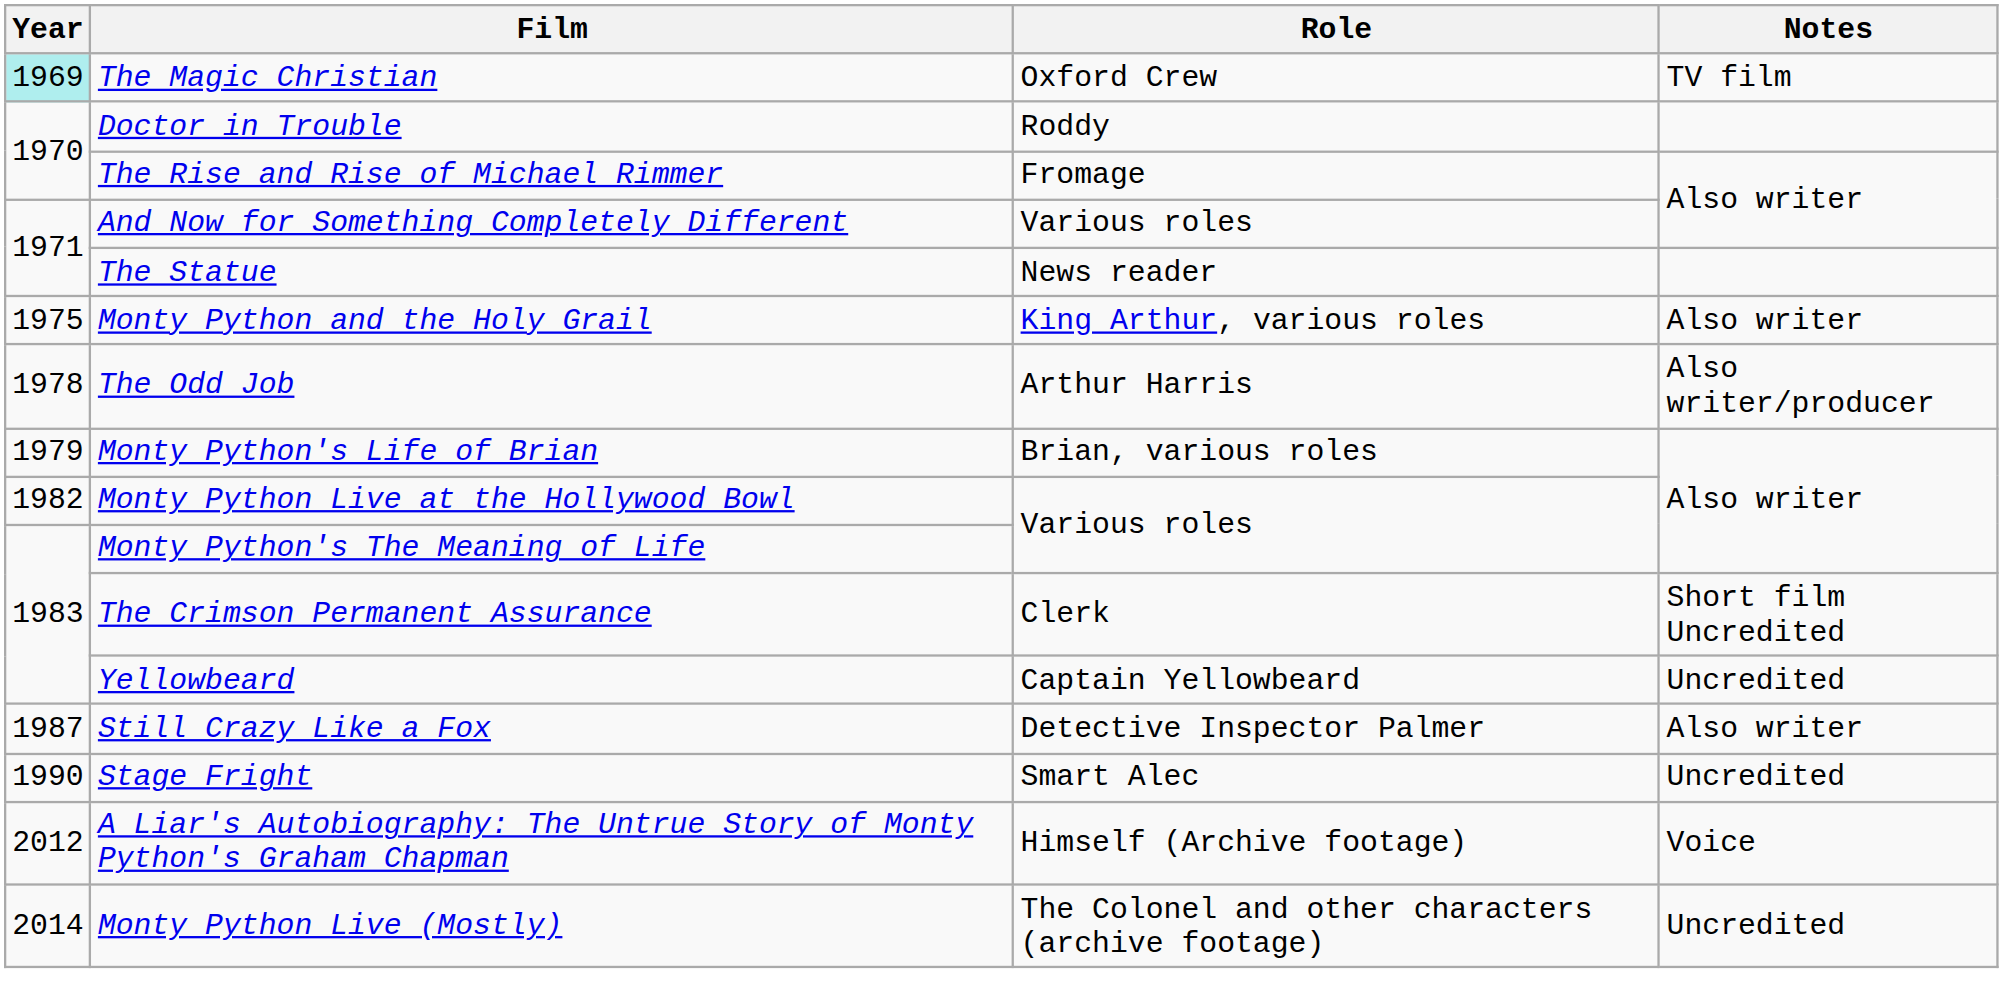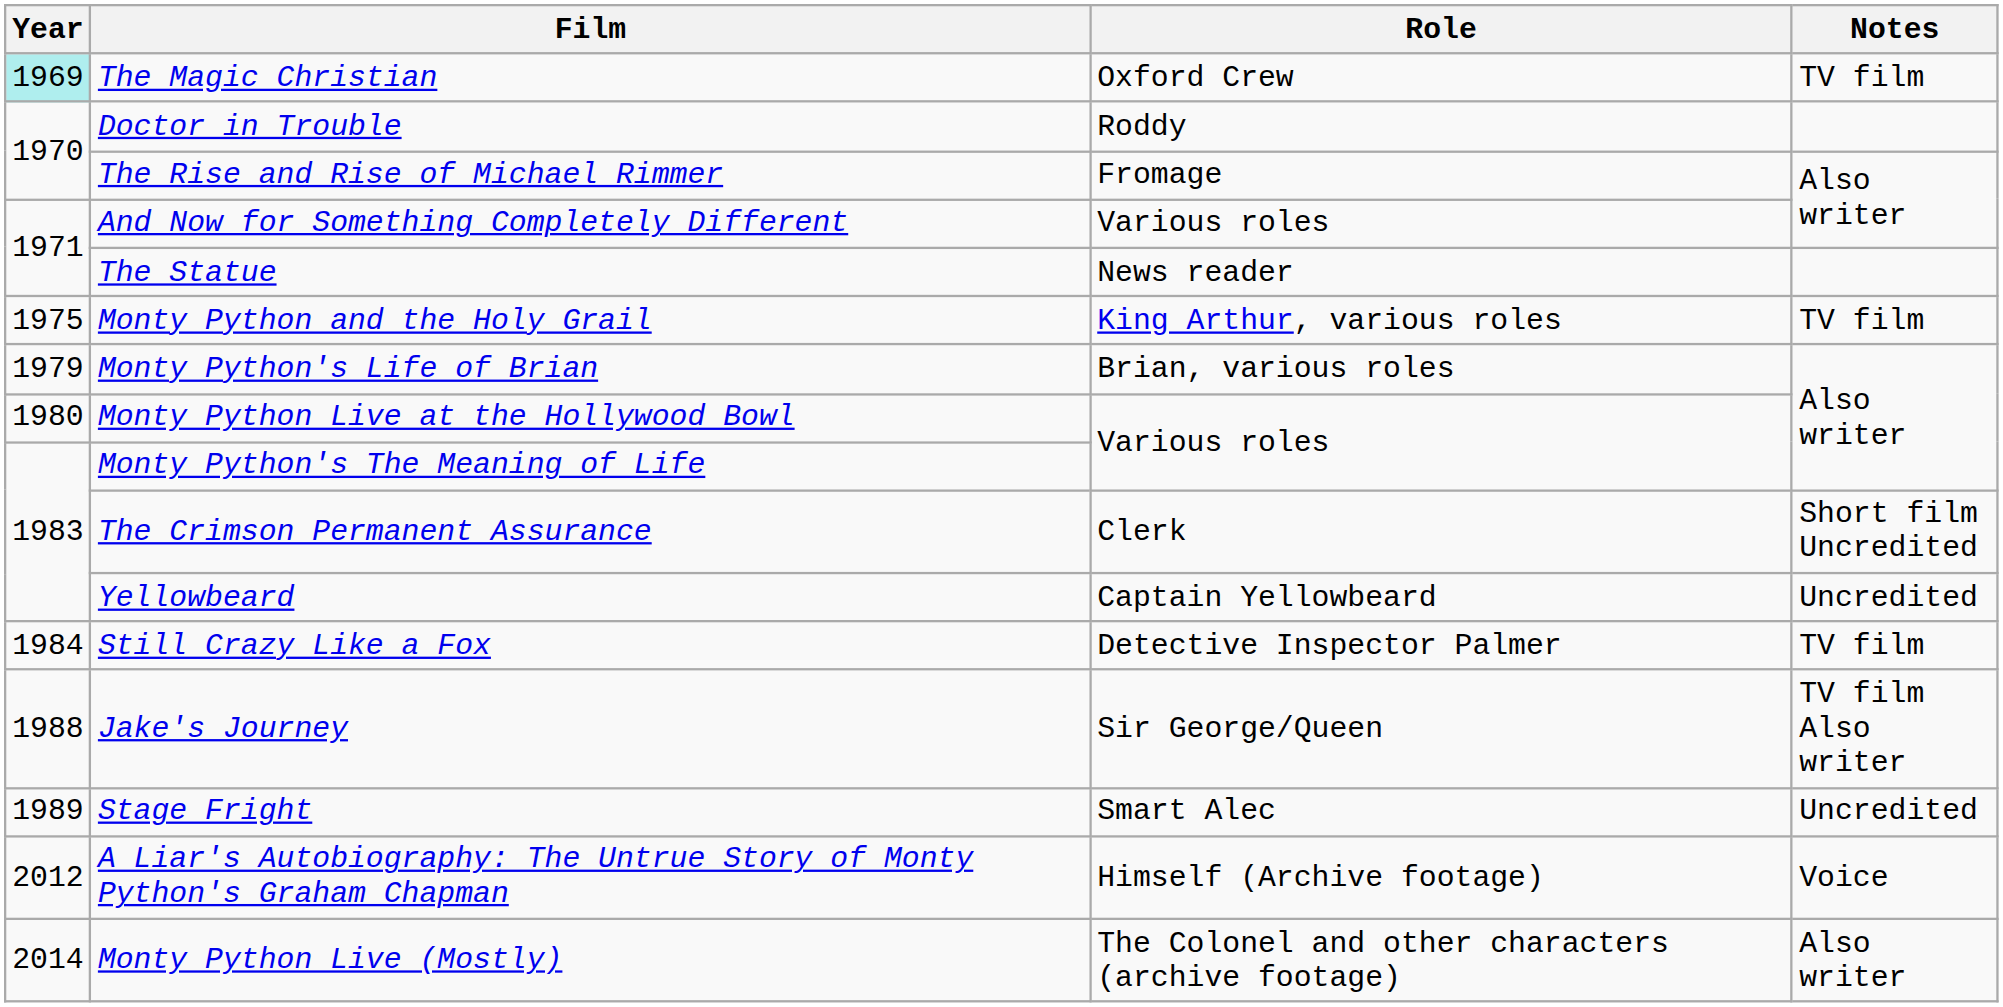(1765, 321) Also writer -> (1862, 321) TV film
- row: (196, 386)
(48, 500) 1982 -> (48, 418) 1980
(48, 729) 1987 -> (48, 646) 1984
(1765, 729) Also writer -> (1862, 646) TV film
+ row: (223, 729)
(48, 777) 1990 -> (48, 812) 1989
(1756, 926) Uncredited -> (1853, 960) Also writer
